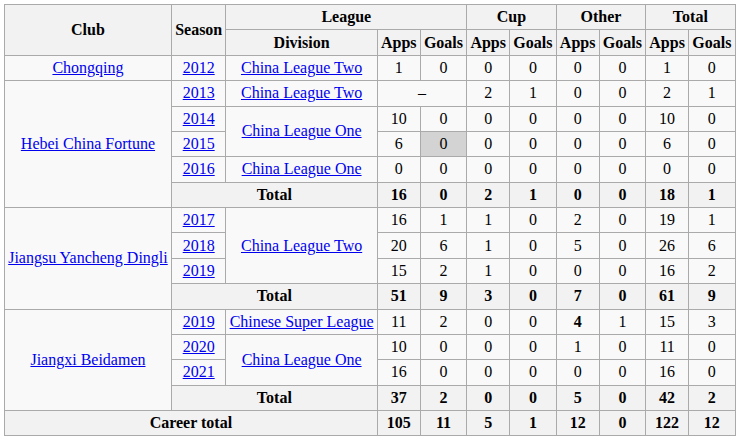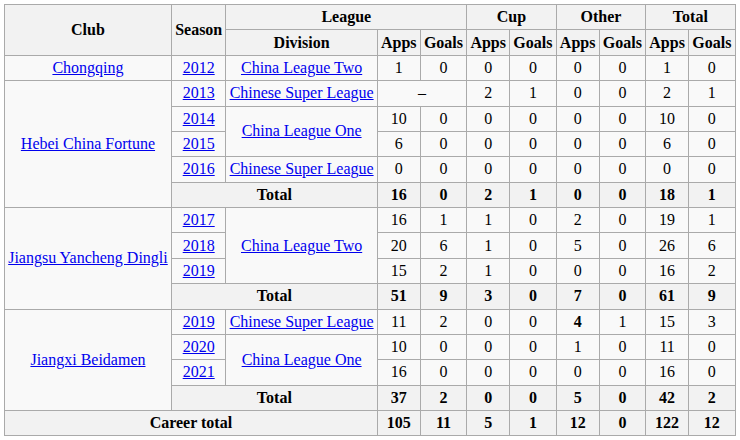(302, 93) China League Two -> (302, 93) Chinese Super League
(443, 144) lightgrey background -> (443, 144) no background
(302, 169) China League One -> (302, 169) Chinese Super League
